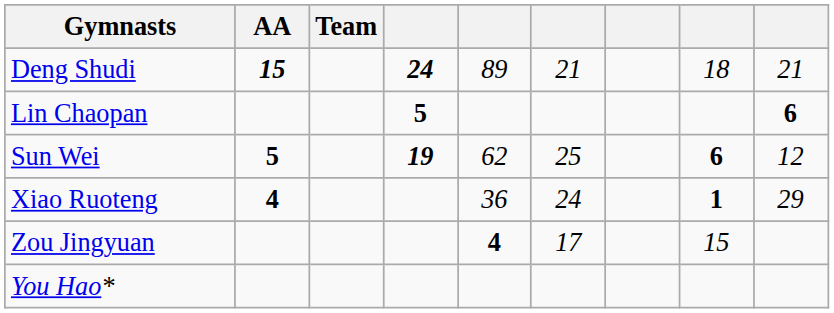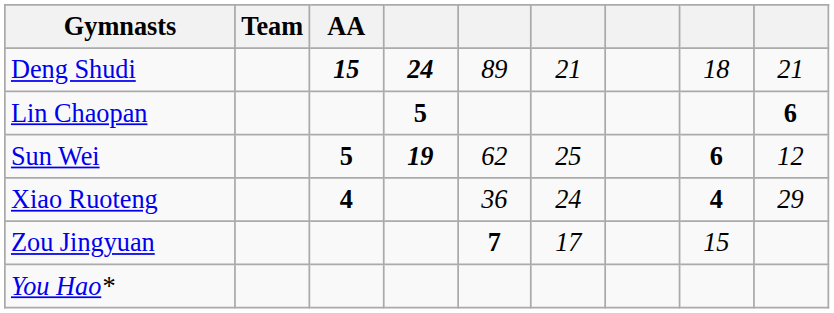columns swapped: (346, 26) <-> (272, 26)
(716, 199) 1 -> (716, 199) 4
(494, 243) 4 -> (494, 243) 7
